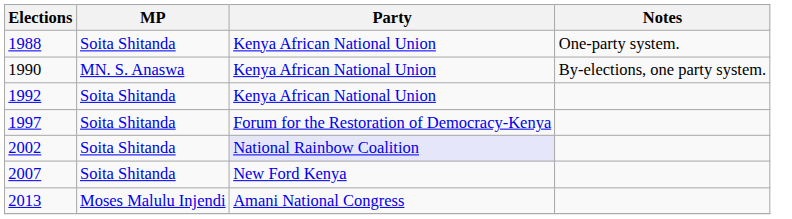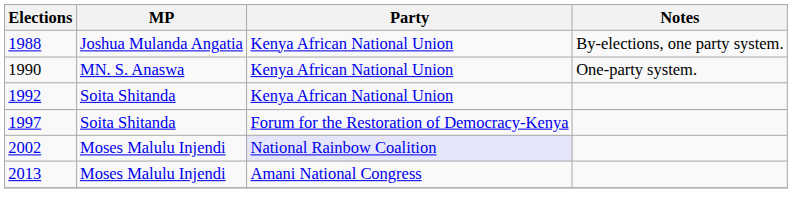(128, 43) Soita Shitanda -> (161, 43) Joshua Mulanda Angatia
(619, 43) One-party system. -> (680, 43) By-elections, one party system.
(662, 69) By-elections, one party system. -> (637, 69) One-party system.
(128, 148) Soita Shitanda -> (153, 148) Moses Malulu Injendi
- row: (25, 174)
